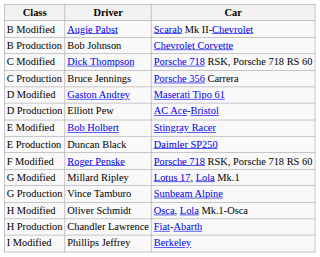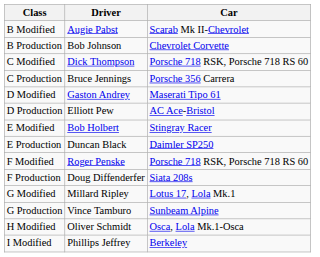+ row: (34, 177)
- row: (35, 227)
